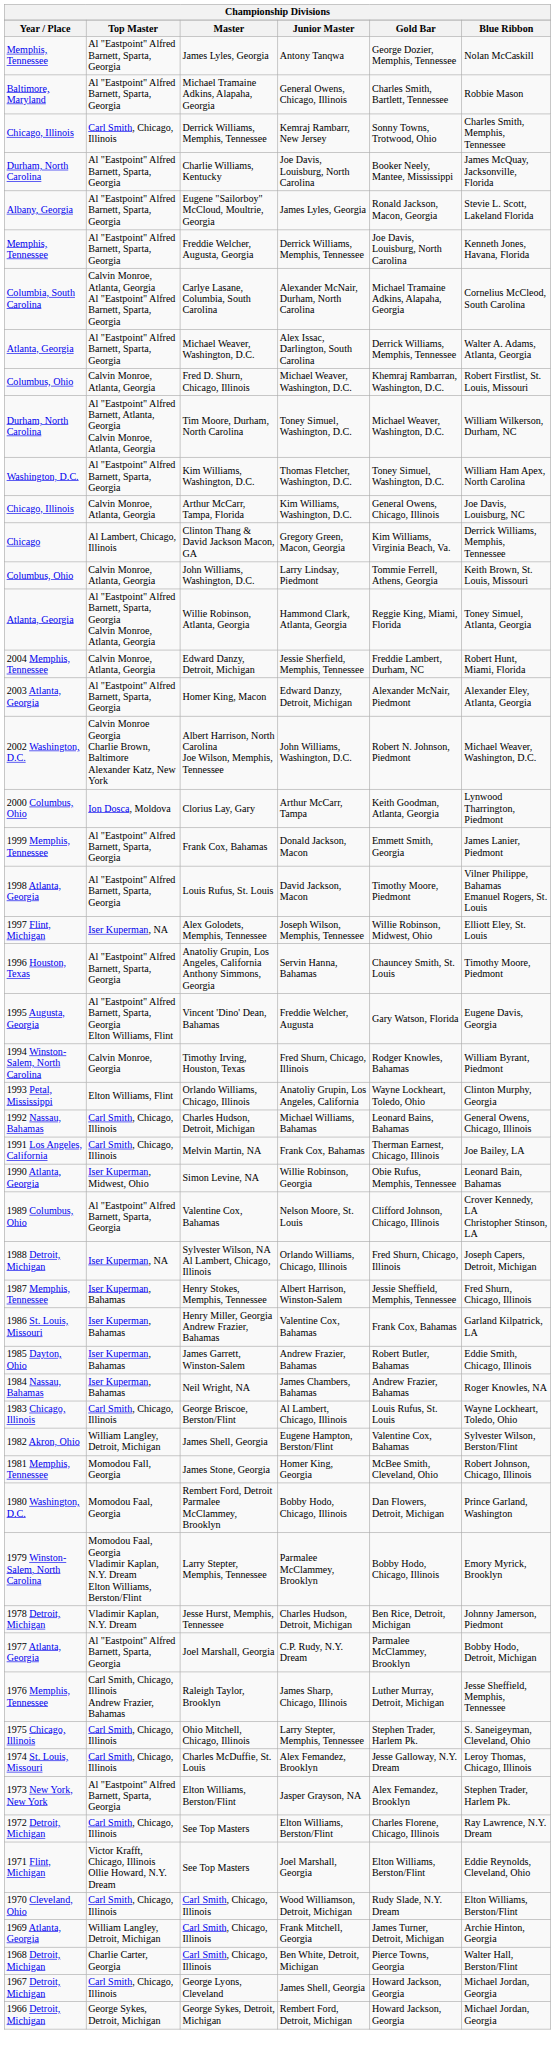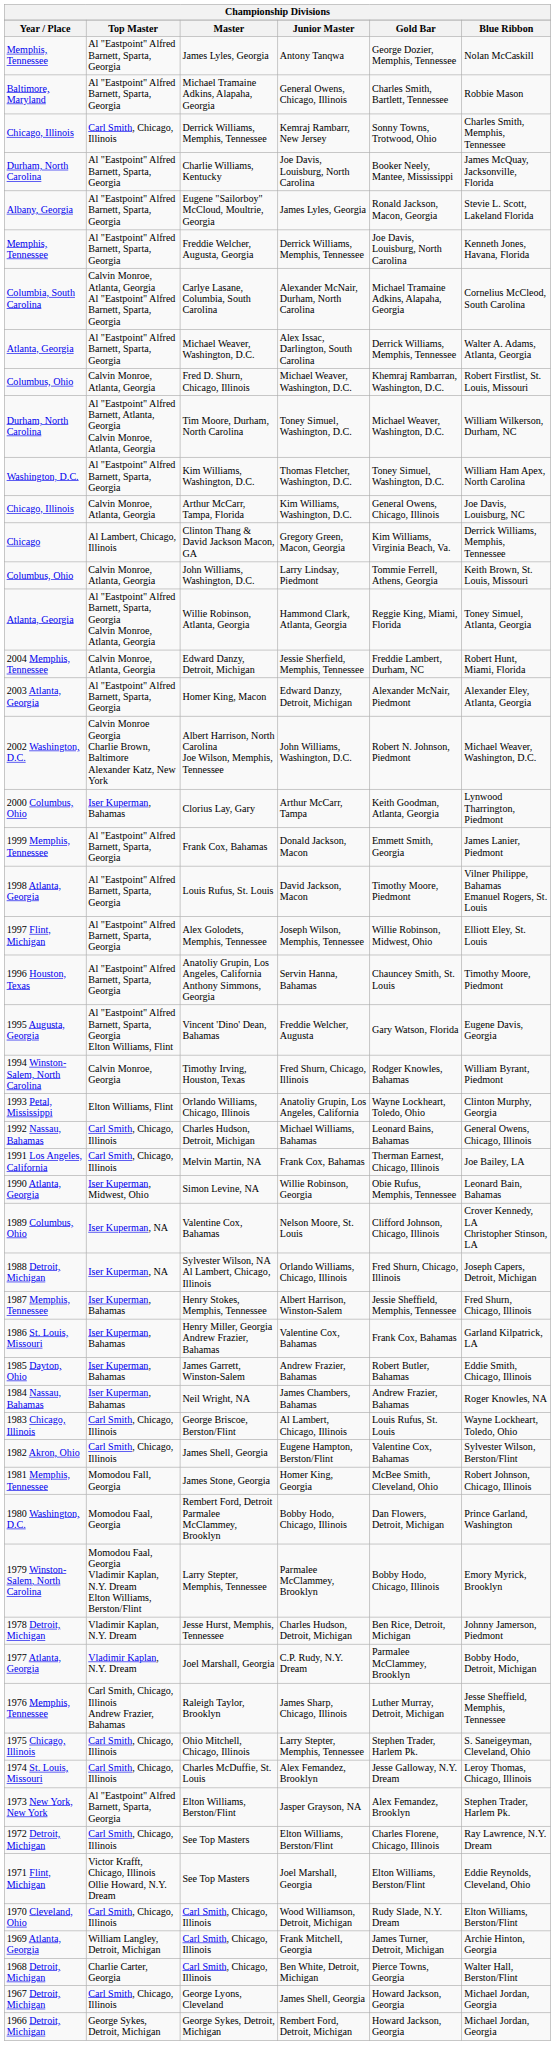(130, 808) Ion Dosca, Moldova -> (120, 808) Iser Kuperman, Bahamas
(128, 930) Iser Kuperman, NA -> (132, 935) Al "Eastpoint" Alfred Barnett, Sparta, Georgia
(132, 1216) Al "Eastpoint" Alfred Barnett, Sparta, Georgia -> (128, 1228) Iser Kuperman, NA
(124, 1442) William Langley, Detroit, Michigan -> (131, 1453) Carl Smith, Chicago, Illinois
(132, 1652) Al "Eastpoint" Alfred Barnett, Sparta, Georgia -> (124, 1663) Vladimir Kaplan, N.Y. Dream
